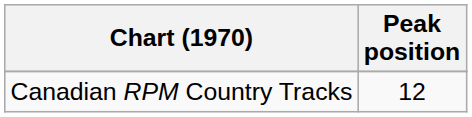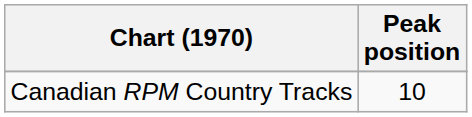(412, 91) 12 -> (412, 91) 10
